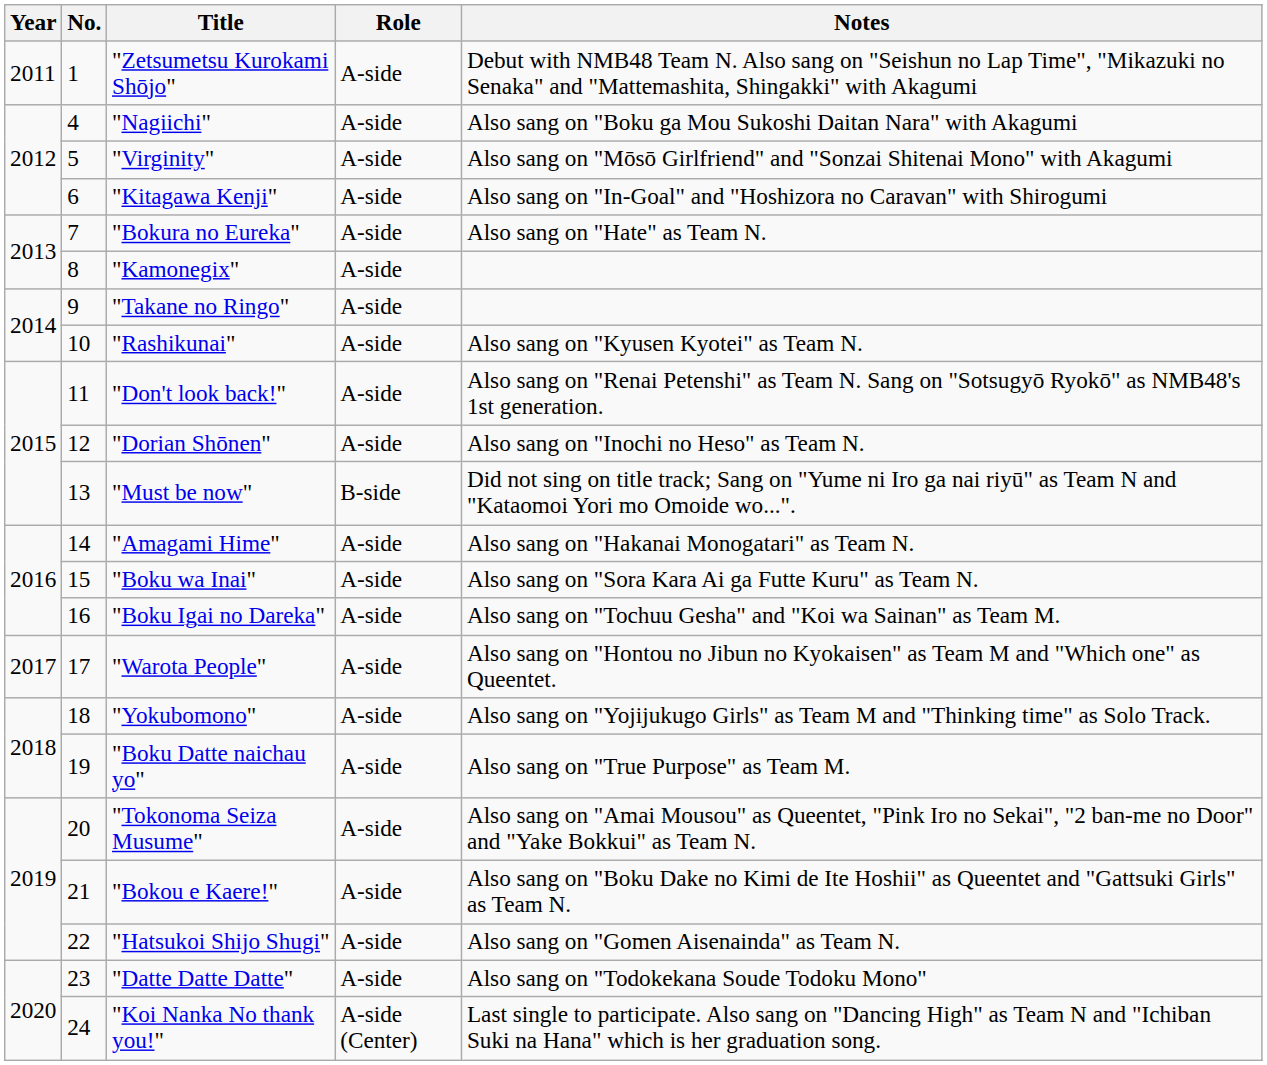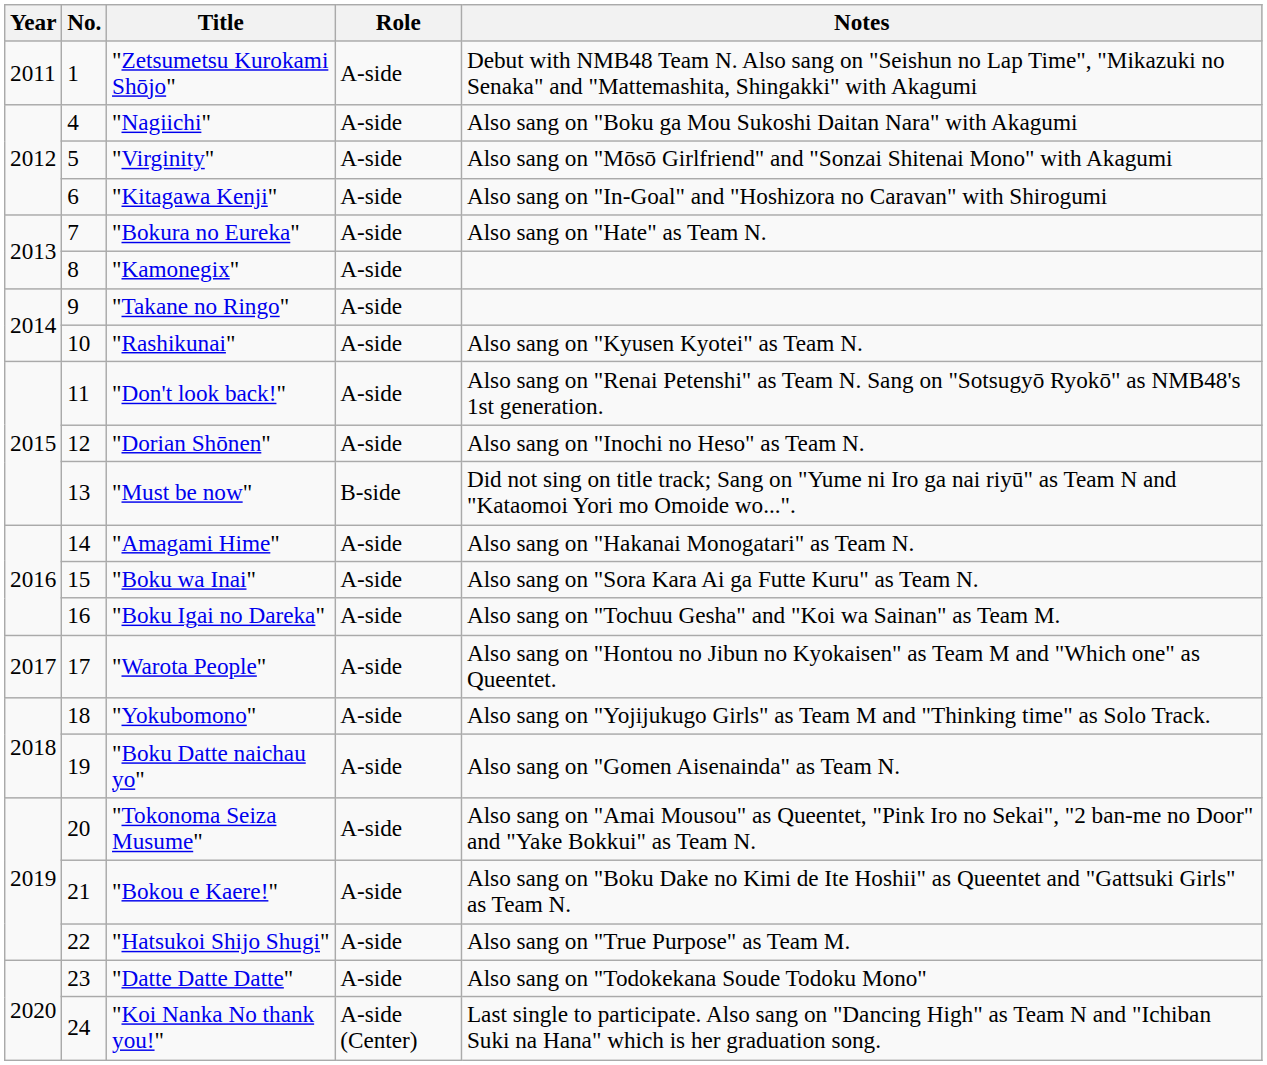(659, 765) Also sang on "True Purpose" as Team M. -> (683, 765) Also sang on "Gomen Aisenainda" as Team N.
(683, 941) Also sang on "Gomen Aisenainda" as Team N. -> (659, 941) Also sang on "True Purpose" as Team M.
